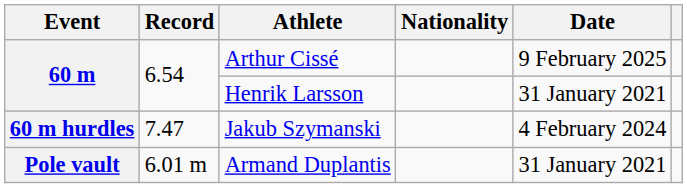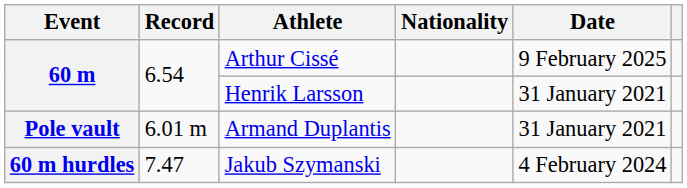rows swapped: (303, 128) <-> (308, 164)
